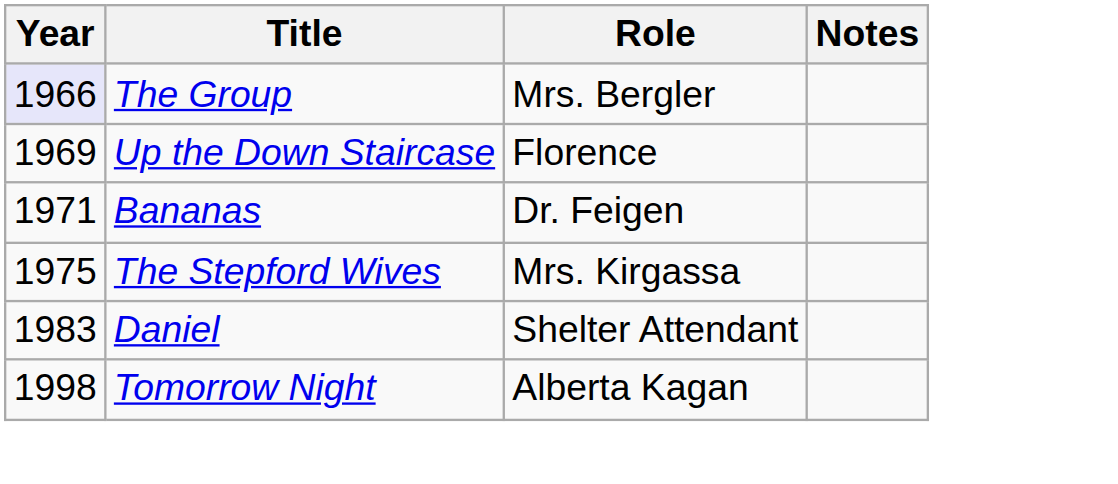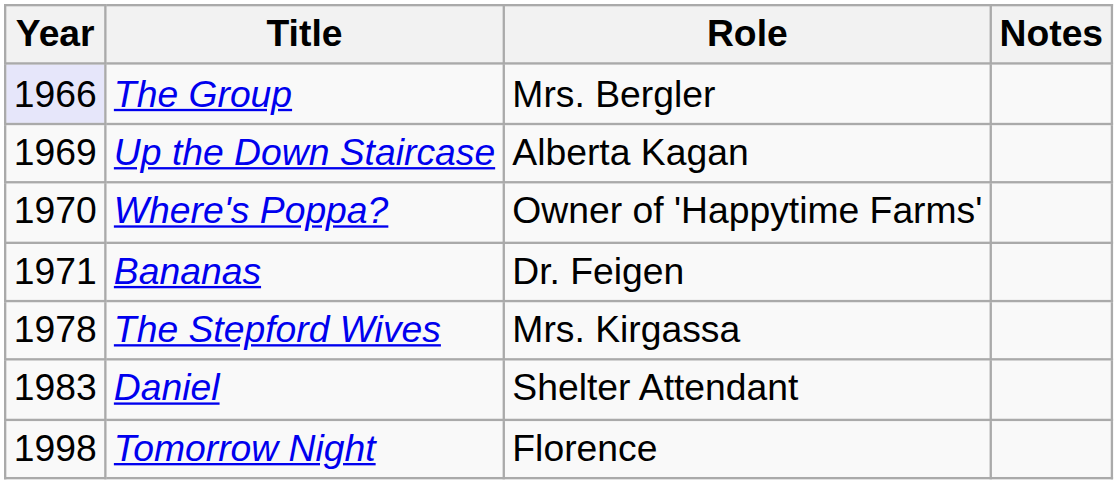(585, 152) Florence -> (630, 152) Alberta Kagan
+ row: (251, 211)
(55, 270) 1975 -> (55, 329) 1978
(630, 388) Alberta Kagan -> (585, 447) Florence
